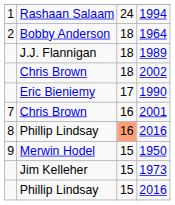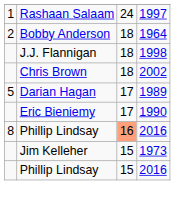(153, 14) 1994 -> (153, 14) 1997
(153, 53) 1989 -> (153, 53) 1998
+ row: (11, 92)
- row: (11, 111)
- row: (11, 151)
